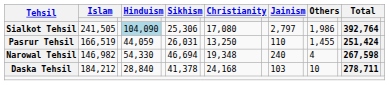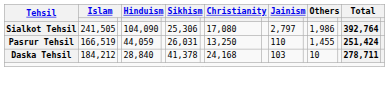(141, 29) lightblue background -> (141, 29) no background
- row: (41, 56)
